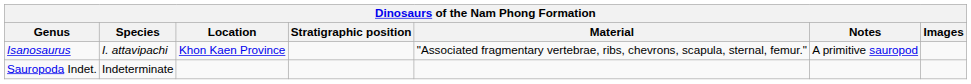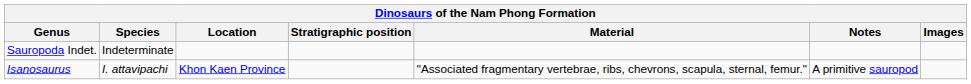rows swapped: (39, 50) <-> (52, 69)
